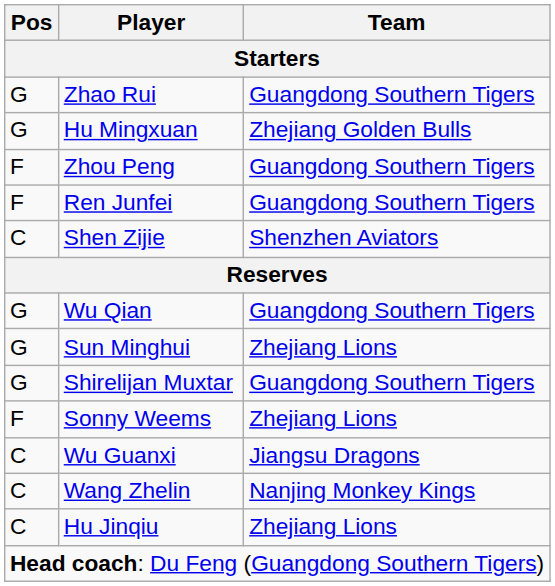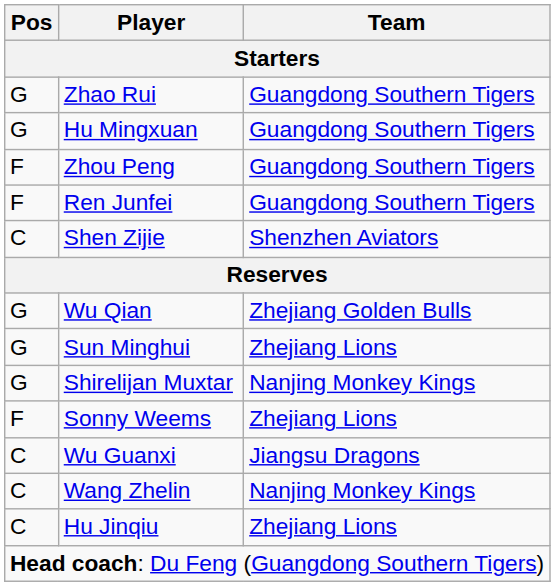(360, 130) Zhejiang Golden Bulls -> (392, 130) Guangdong Southern Tigers
(392, 310) Guangdong Southern Tigers -> (360, 310) Zhejiang Golden Bulls
(392, 382) Guangdong Southern Tigers -> (362, 382) Nanjing Monkey Kings
